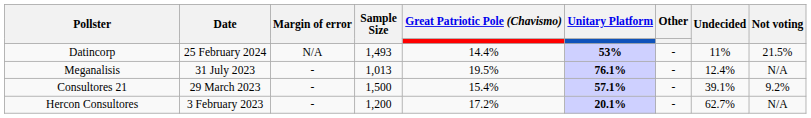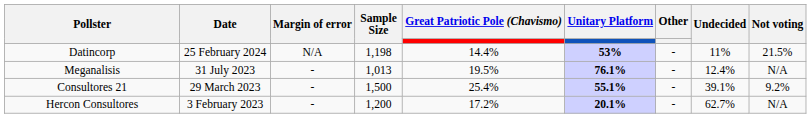(379, 52) 1,493 -> (379, 52) 1,198
(484, 86) 15.4% -> (484, 86) 25.4%
(610, 86) 57.1% -> (610, 86) 55.1%
